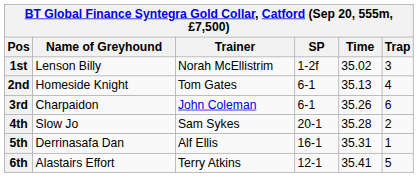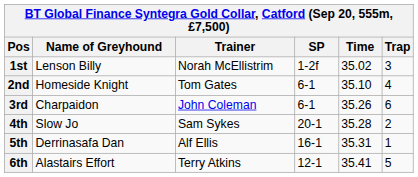(356, 85) 35.13 -> (356, 85) 35.10
